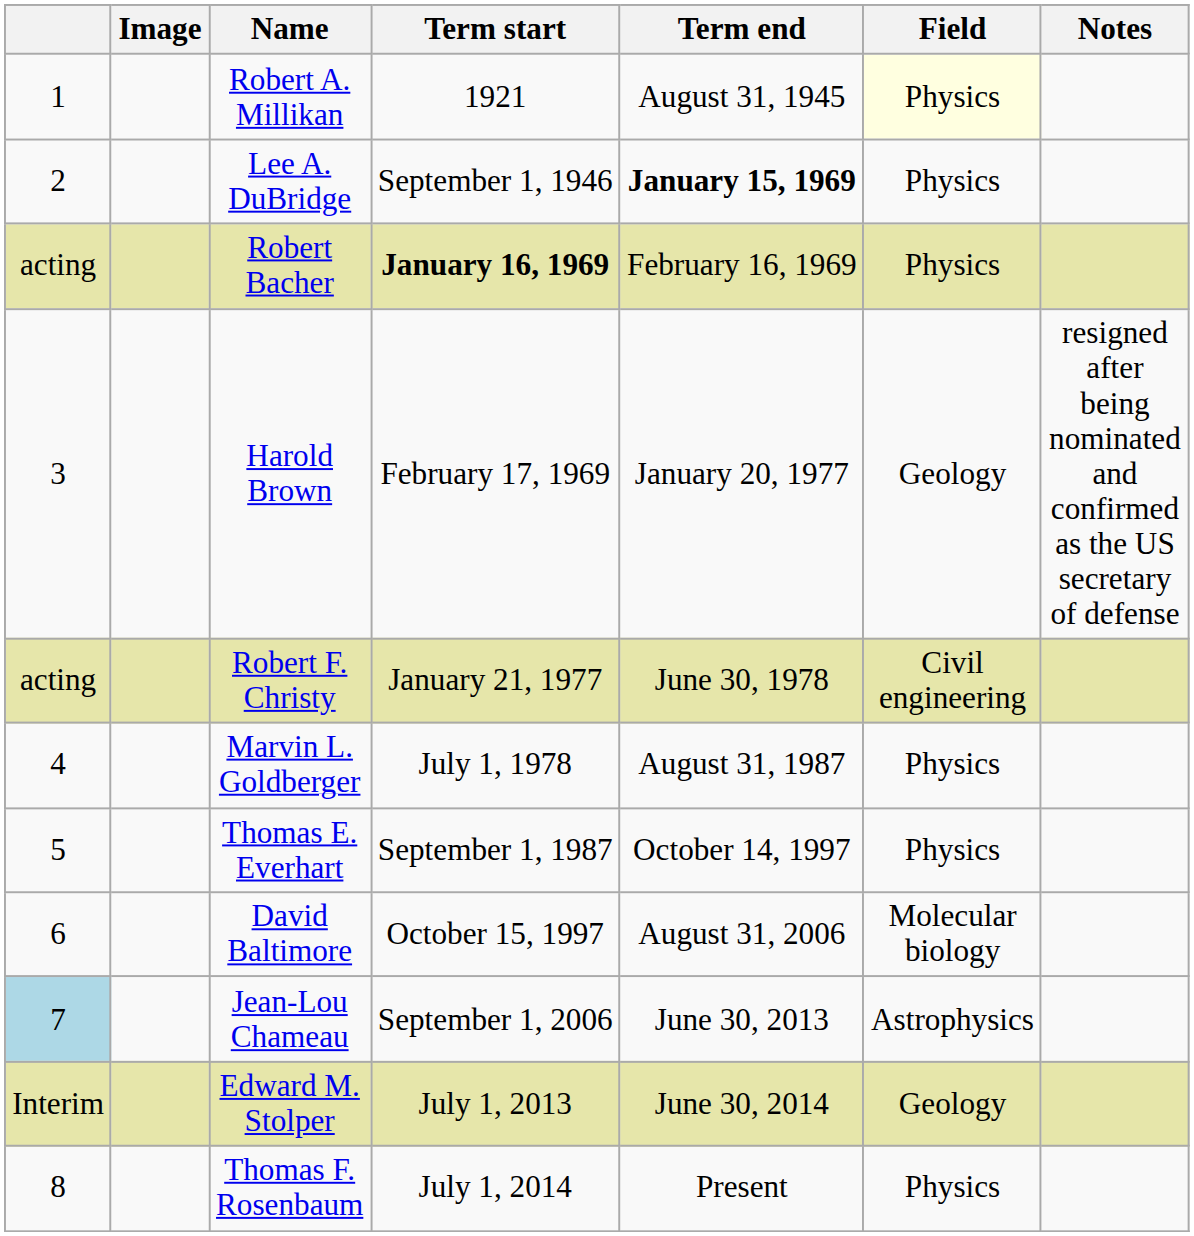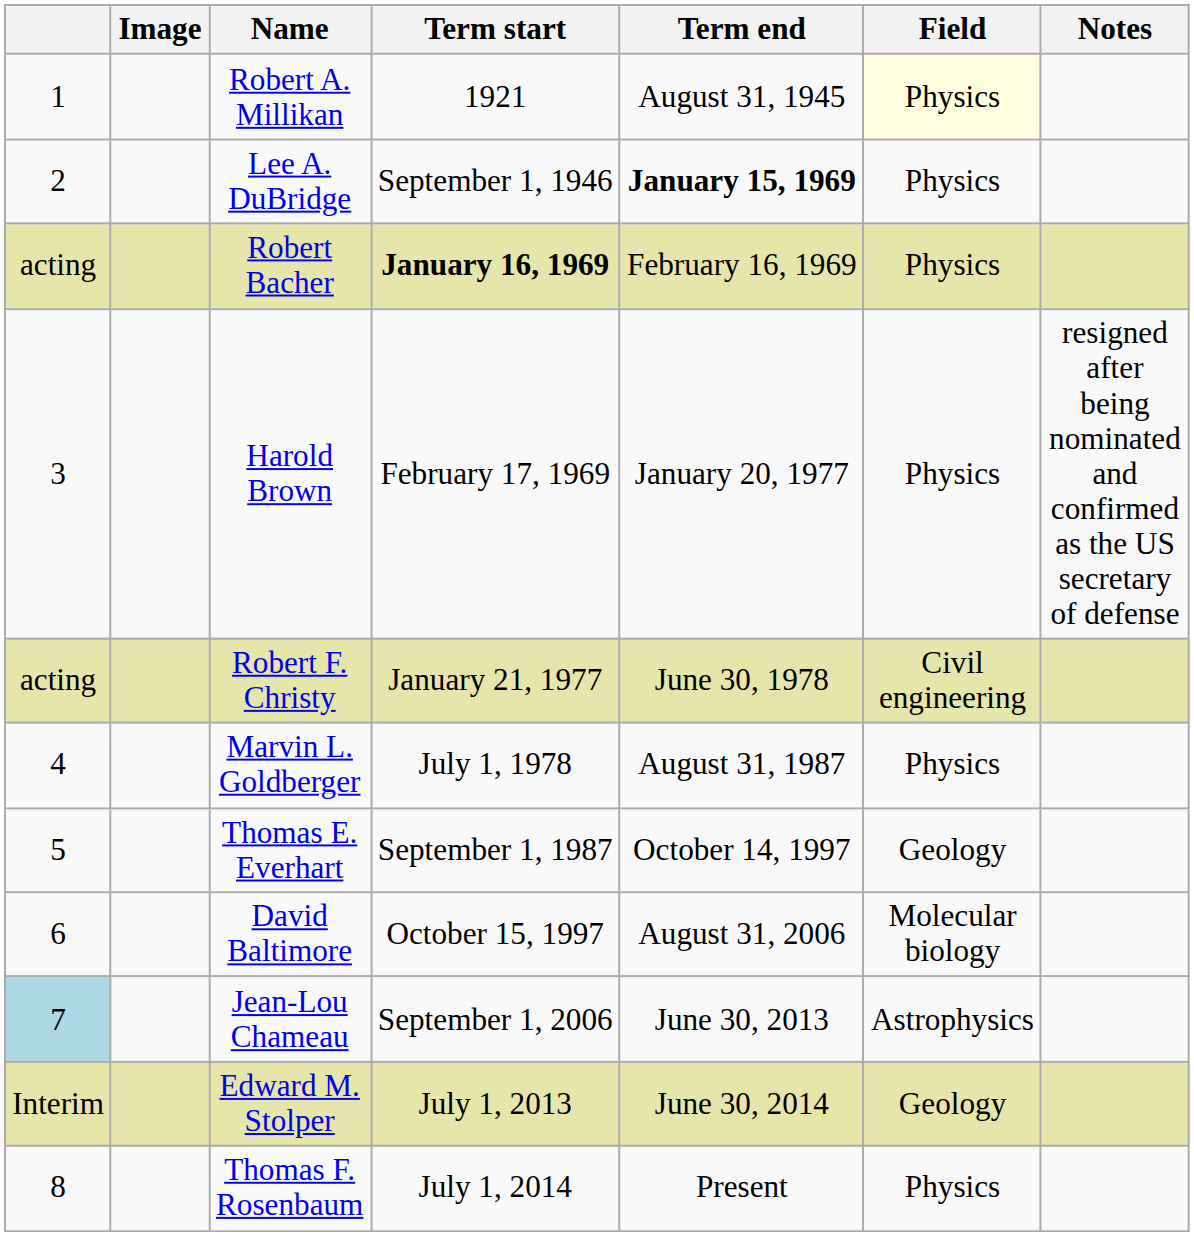(953, 472) Geology -> (953, 472) Physics
(953, 849) Physics -> (953, 849) Geology
